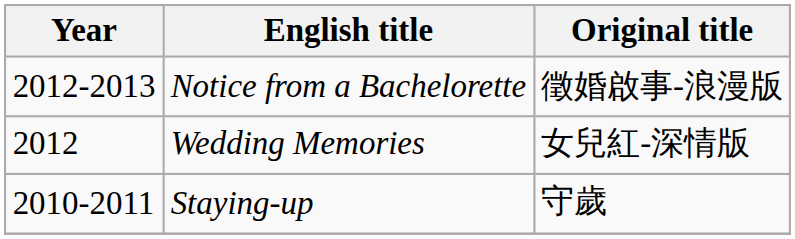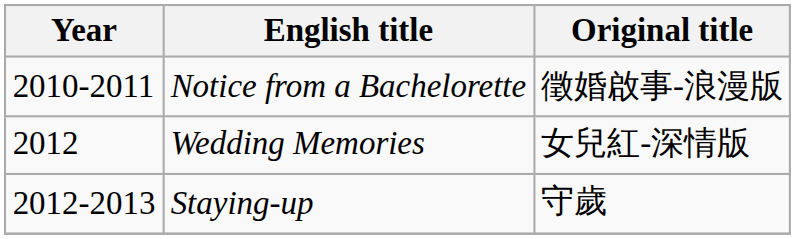(84, 85) 2012-2013 -> (83, 85) 2010-2011
(83, 202) 2010-2011 -> (84, 202) 2012-2013
